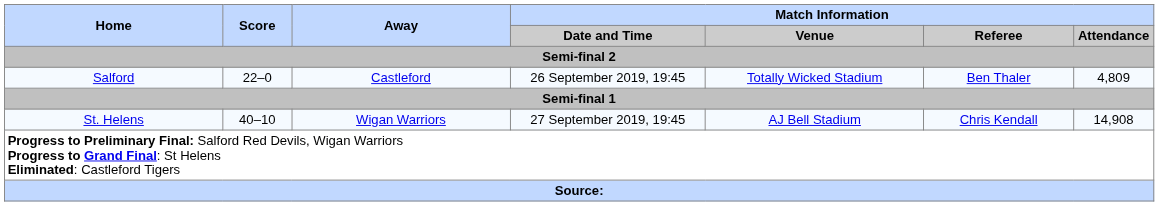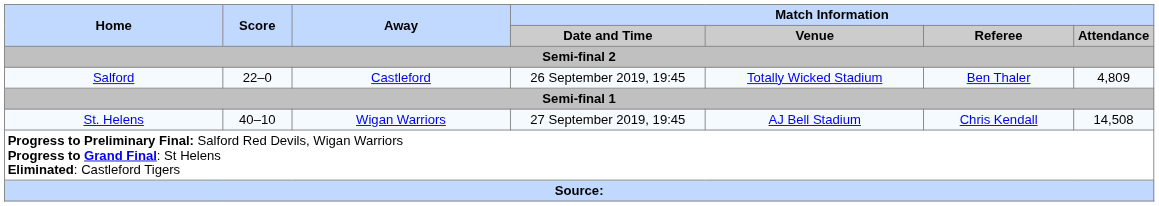(1114, 120) 14,908 -> (1114, 120) 14,508
